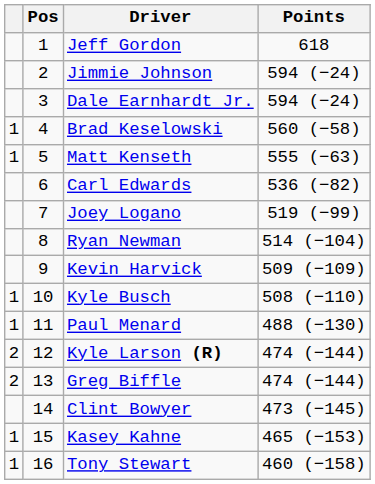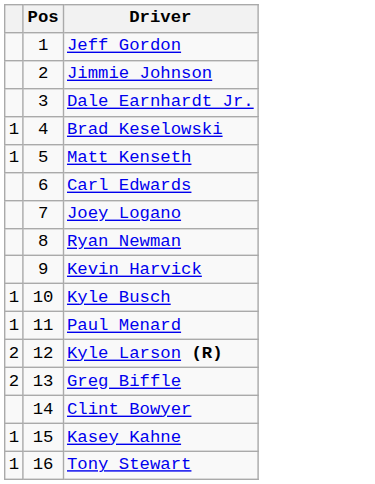- column: (314, 19)
